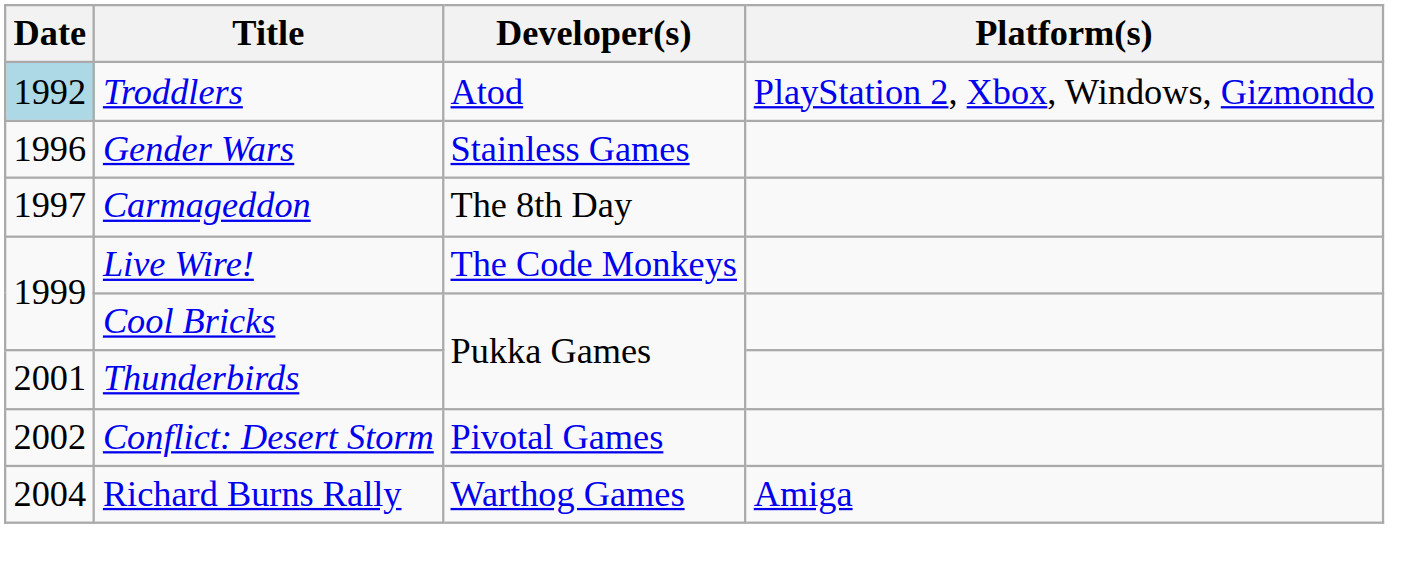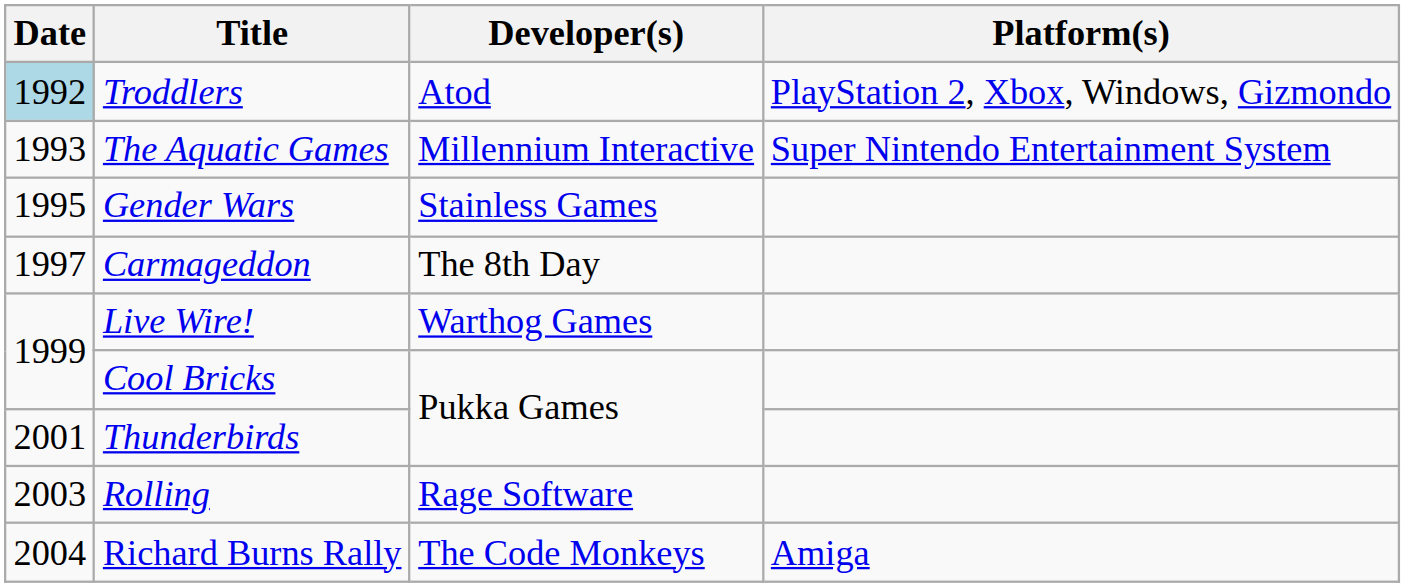+ row: (246, 148)
(50, 148) 1996 -> (50, 206) 1995
(594, 263) The Code Monkeys -> (535, 321) Warthog Games
- row: (268, 436)
+ row: (156, 494)
(568, 494) Warthog Games -> (561, 551) The Code Monkeys
